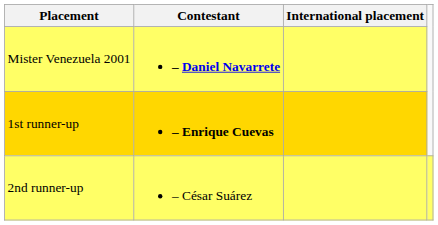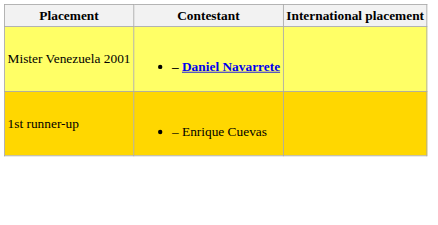(208, 132) bold -> (208, 132) normal
- row: (45, 188)
